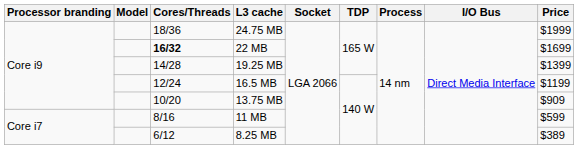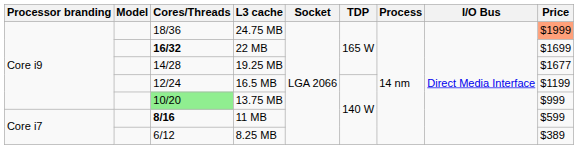(556, 30) no background -> (556, 30) lightsalmon background
(556, 65) $1399 -> (556, 65) $1677
(167, 100) no background -> (167, 100) lightgreen background
(553, 100) $909 -> (553, 100) $999
(164, 118) normal -> (164, 118) bold
